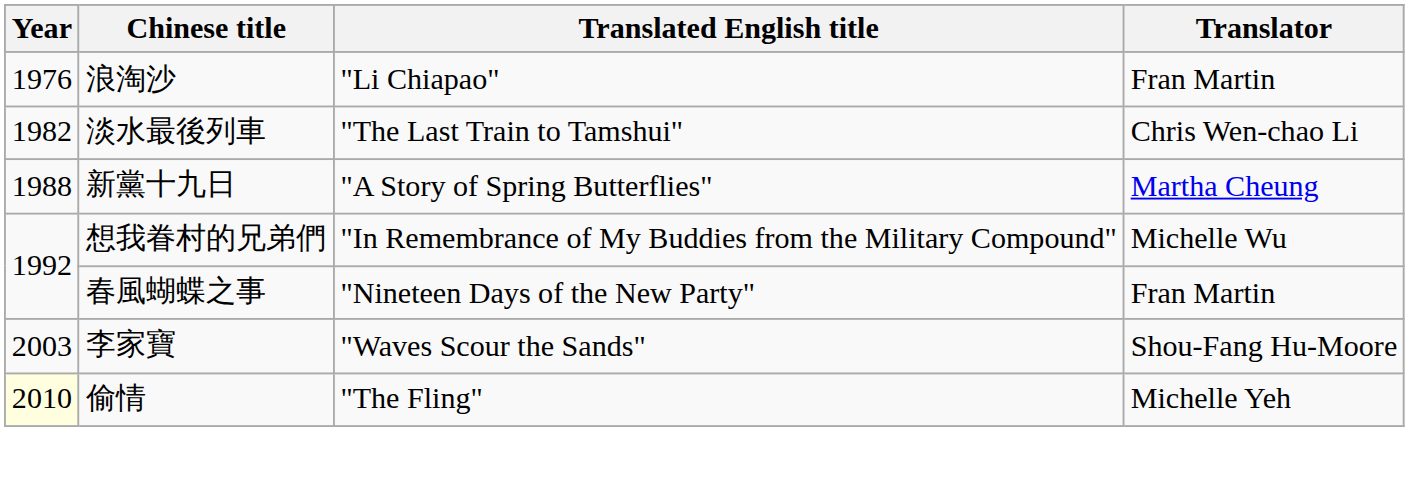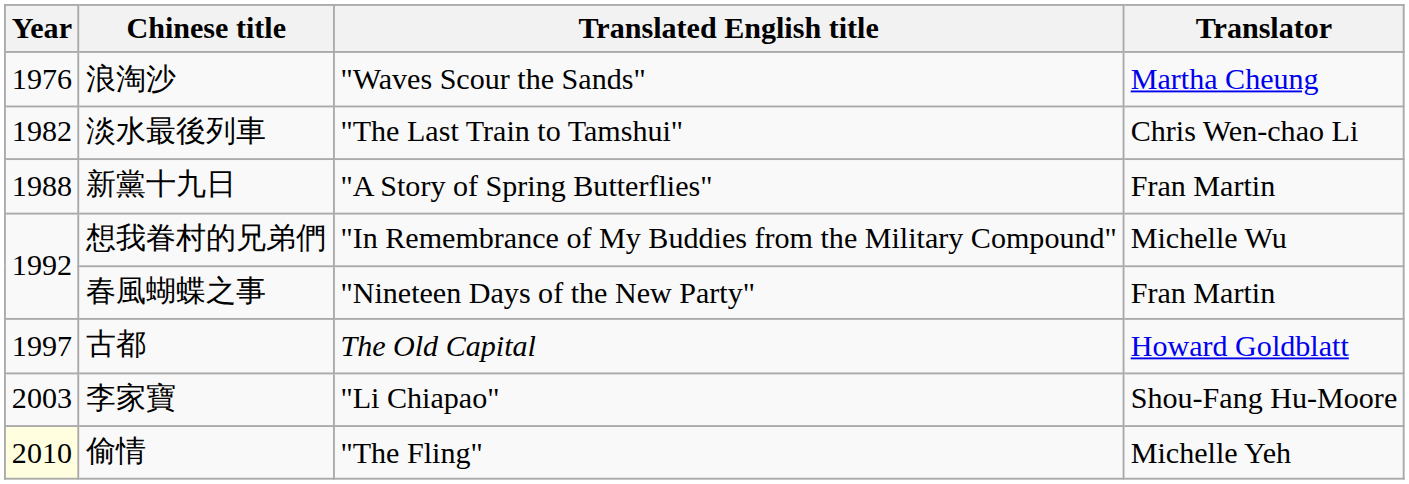(420, 78) "Li Chiapao" -> (493, 78) "Waves Scour the Sands"
(1203, 78) Fran Martin -> (1225, 78) Martha Cheung
(1225, 185) Martha Cheung -> (1203, 185) Fran Martin
+ row: (116, 344)
(493, 345) "Waves Scour the Sands" -> (420, 398) "Li Chiapao"
